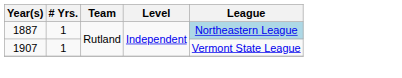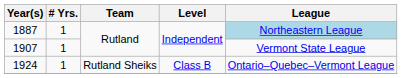+ row: (25, 65)
